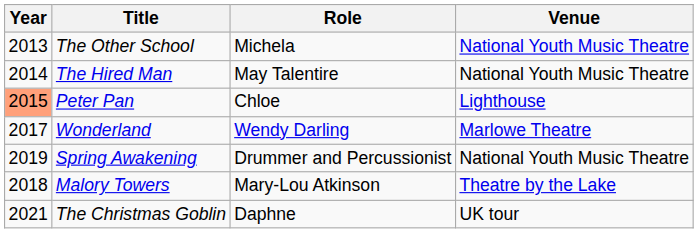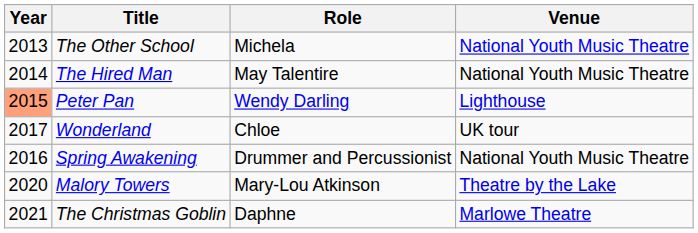(257, 102) Chloe -> (292, 102) Wendy Darling
(292, 130) Wendy Darling -> (257, 130) Chloe
(525, 130) Marlowe Theatre -> (489, 130) UK tour
(28, 158) 2019 -> (28, 158) 2016
(28, 185) 2018 -> (28, 185) 2020
(489, 213) UK tour -> (525, 213) Marlowe Theatre
